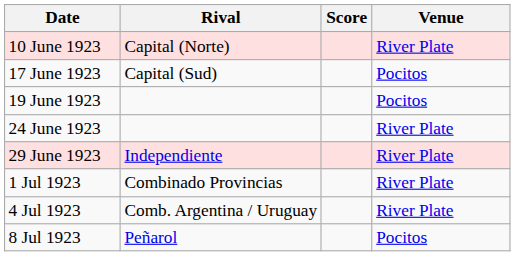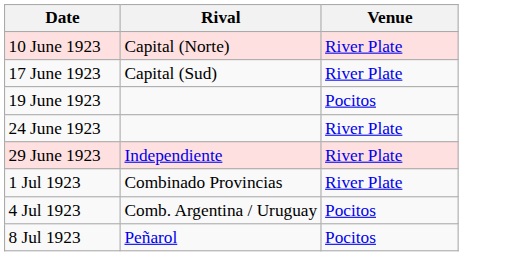- column: (347, 18)
(402, 73) Pocitos -> (364, 73) River Plate
(415, 210) River Plate -> (351, 210) Pocitos
